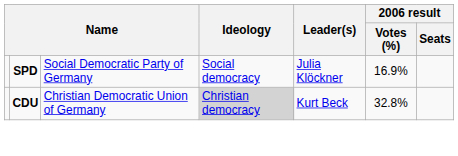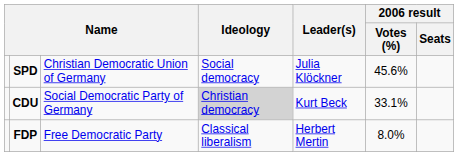(113, 71) Social Democratic Party of Germany -> (116, 71) Christian Democratic Union of Germany
(391, 71) 16.9% -> (391, 71) 45.6%
(116, 103) Christian Democratic Union of Germany -> (113, 103) Social Democratic Party of Germany
(391, 103) 32.8% -> (391, 103) 33.1%
+ row: (25, 135)
